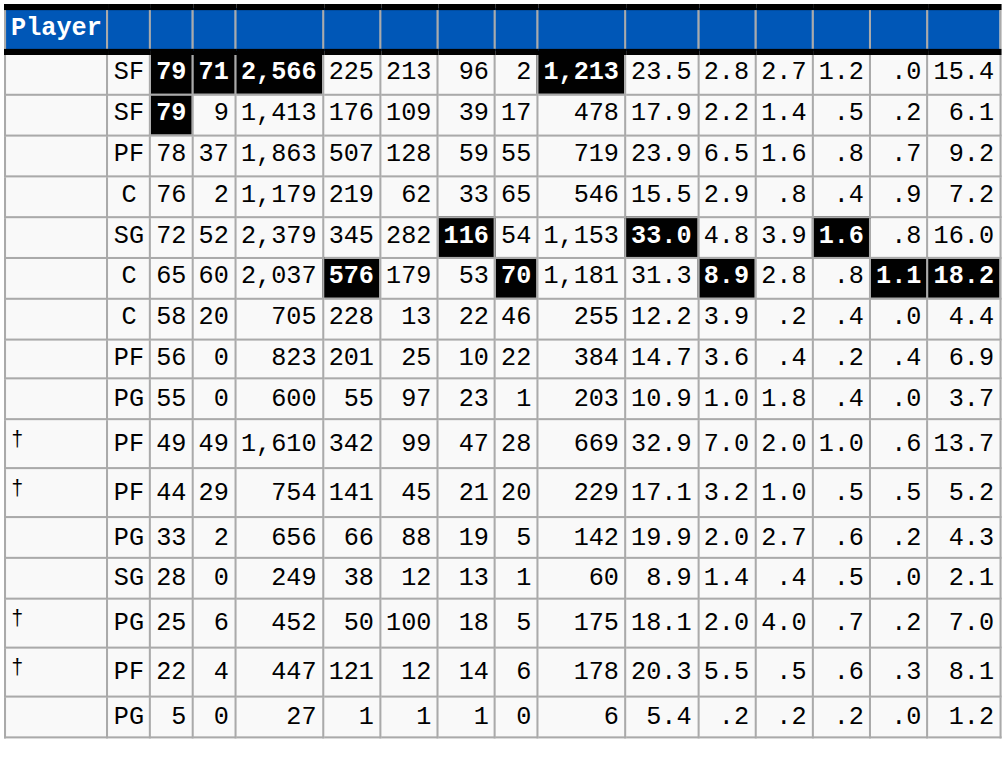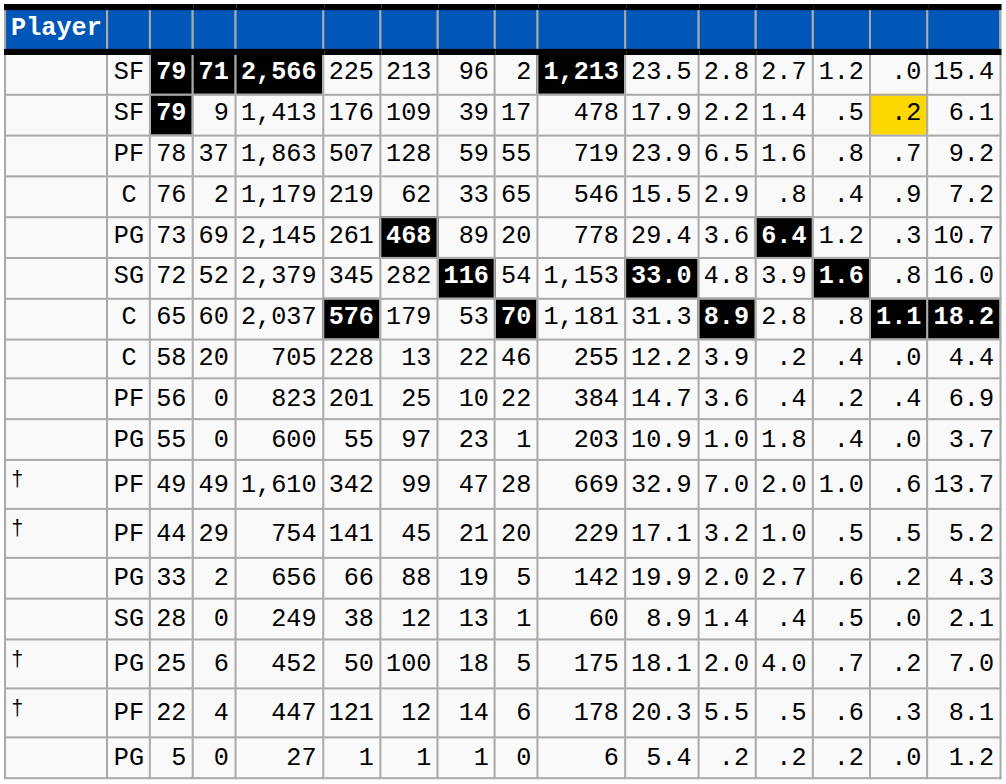(906, 115) no background -> (906, 115) gold background
+ row: (171, 237)
